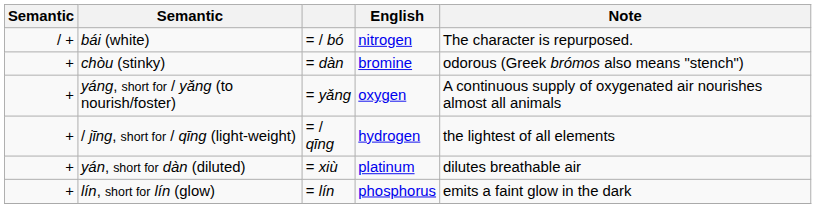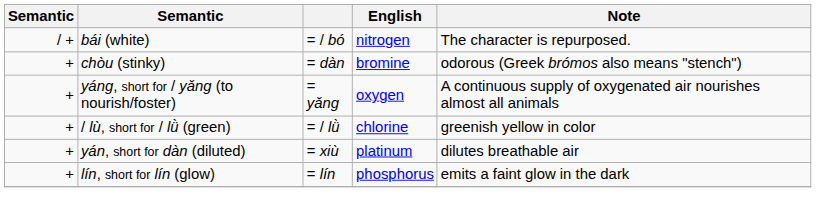- row: (188, 135)
+ row: (156, 127)
